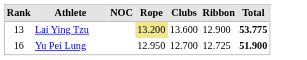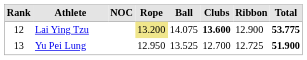+ column: (184, 13)
(19, 30) 13 -> (19, 30) 12
(184, 30) normal -> (217, 30) bold
(19, 46) 16 -> (19, 46) 13
